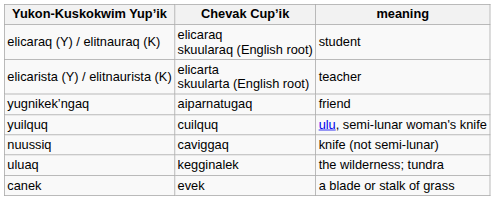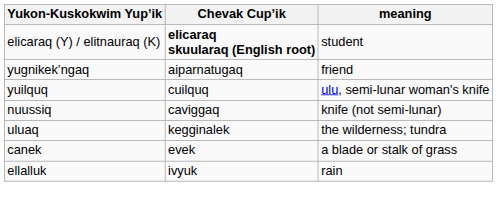(245, 42) normal -> (242, 42) bold
- row: (90, 76)
+ row: (27, 171)
